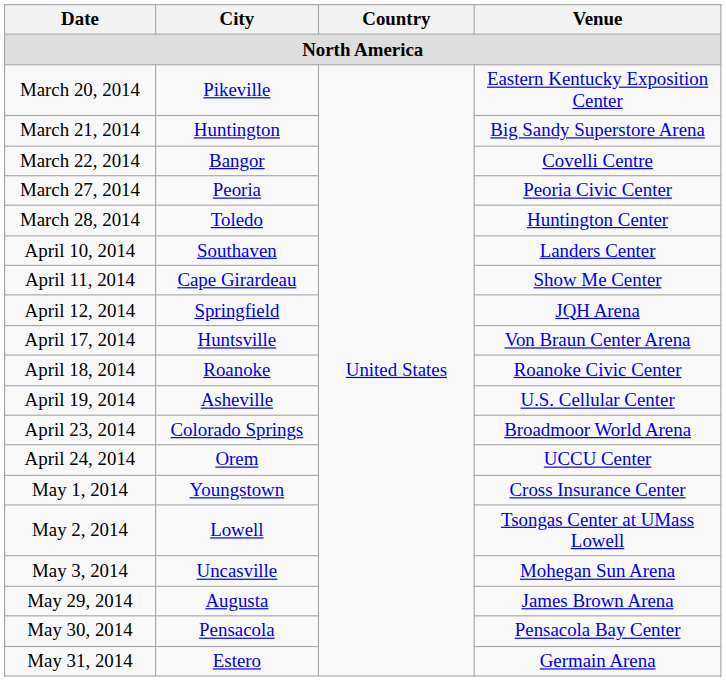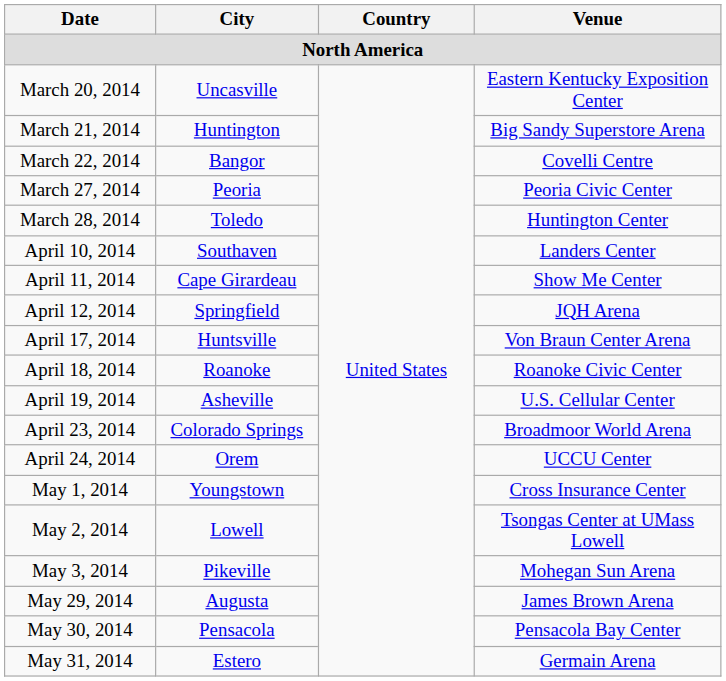(237, 89) Pikeville -> (237, 89) Uncasville
(237, 570) Uncasville -> (237, 570) Pikeville
